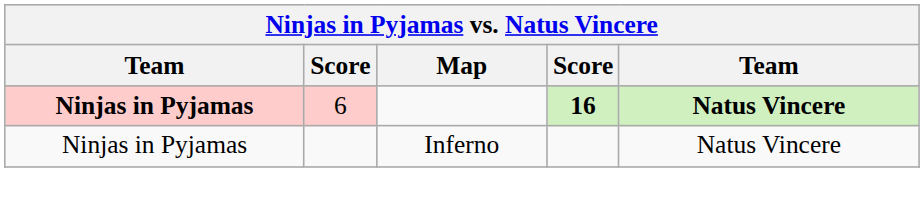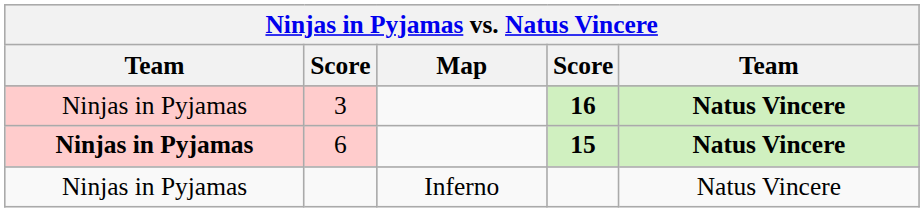+ row: (340, 105)
(583, 105) 16 -> (583, 145) 15
